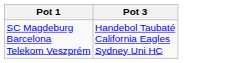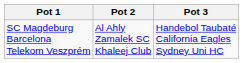+ column: (123, 12)
